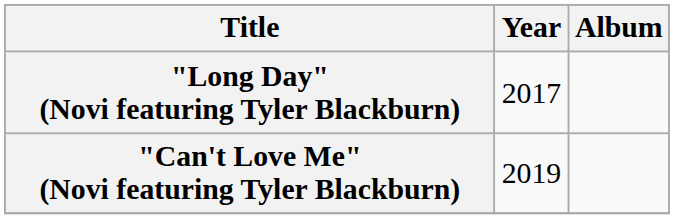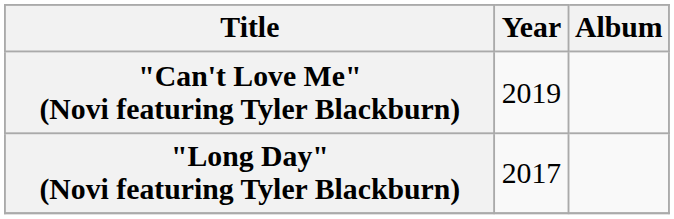rows swapped: (250, 92) <-> (250, 172)
